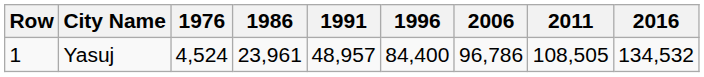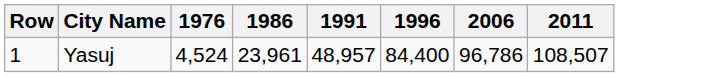- column: (656, 21)
(571, 54) 108,505 -> (571, 54) 108,507
